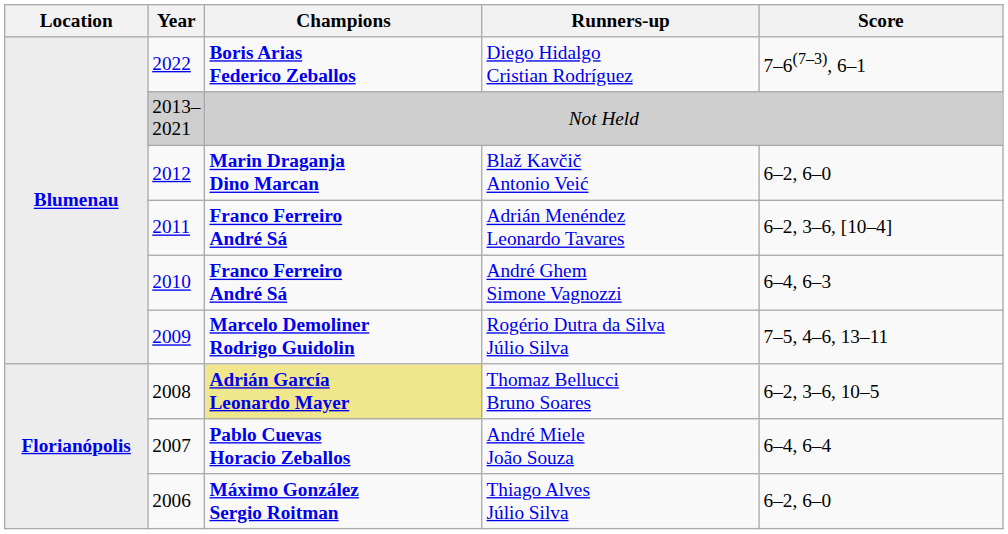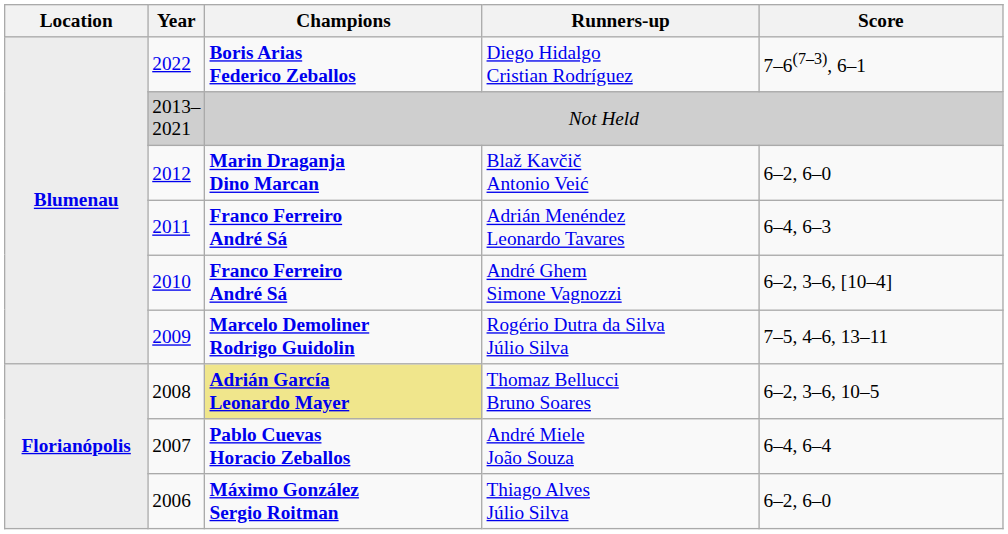(828, 227) 6–2, 3–6, [10–4] -> (797, 227) 6–4, 6–3
(797, 282) 6–4, 6–3 -> (828, 282) 6–2, 3–6, [10–4]
